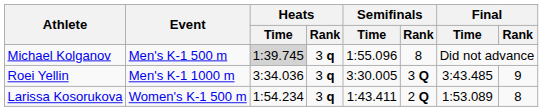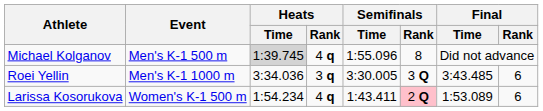(325, 55) 3 q -> (325, 55) 4 q
(518, 76) 9 -> (518, 76) 6
(325, 97) 3 q -> (325, 97) 4 q
(418, 97) no background -> (418, 97) pink background
(518, 97) 8 -> (518, 97) 6
